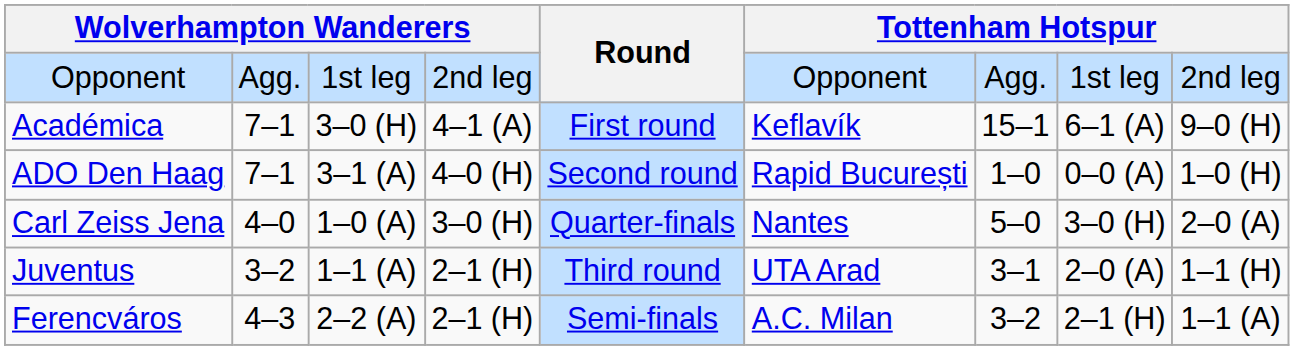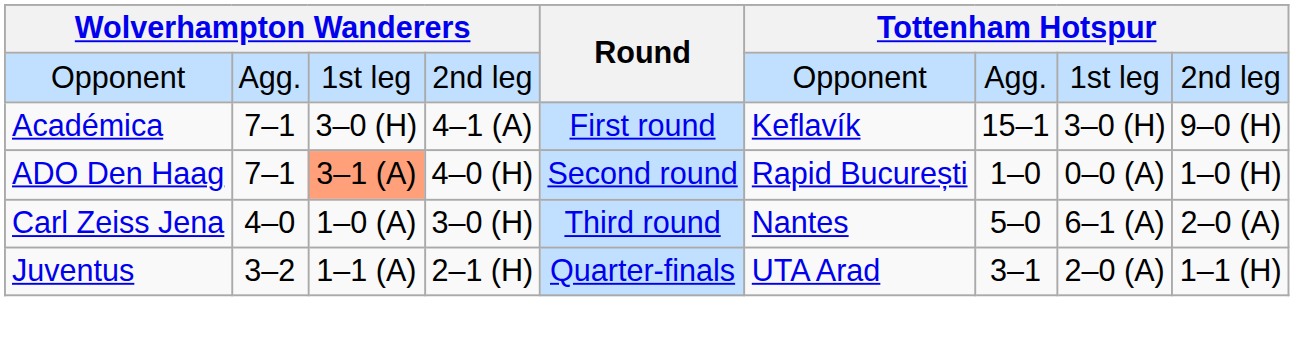(1115, 125) 6–1 (A) -> (1115, 125) 3–0 (H)
(366, 174) no background -> (366, 174) lightsalmon background
(643, 222) Quarter-finals -> (643, 222) Third round
(1115, 222) 3–0 (H) -> (1115, 222) 6–1 (A)
(643, 271) Third round -> (643, 271) Quarter-finals
- row: (97, 319)
